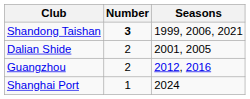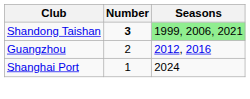(198, 31) no background -> (198, 31) lightgreen background
- row: (39, 49)
